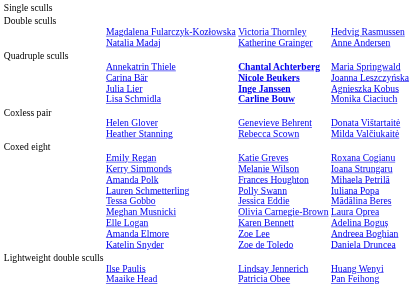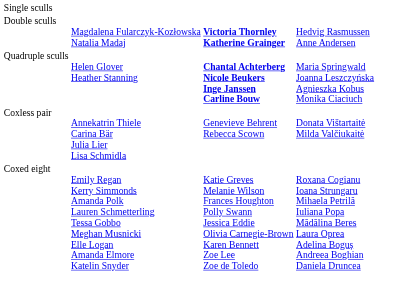(275, 37) normal -> (244, 37) bold
(141, 83) Annekatrin Thiele Carina Bär Julia Lier Lisa Schmidla -> (104, 72) Helen Glover Heather Stanning
(139, 129) Helen Glover Heather Stanning -> (106, 139) Annekatrin Thiele Carina Bär Julia Lier Lisa Schmidla
- row: (54, 258)
